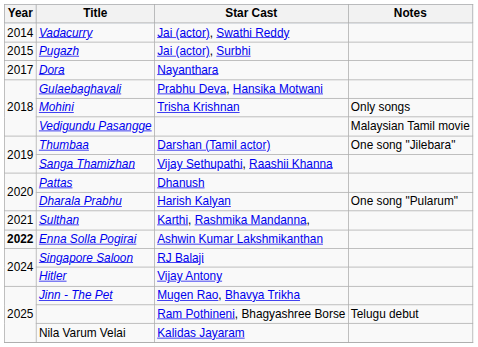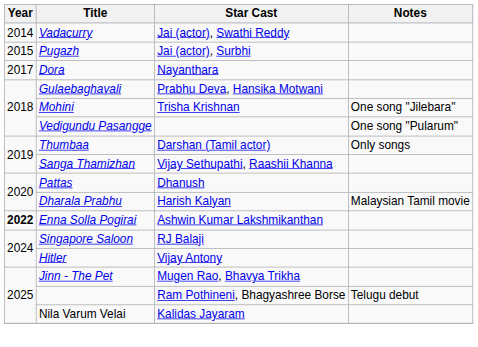(380, 107) Only songs -> (403, 107) One song "Jilebara"
(410, 126) Malaysian Tamil movie -> (404, 126) One song "Pularum"
(403, 145) One song "Jilebara" -> (380, 145) Only songs
(404, 201) One song "Pularum" -> (410, 201) Malaysian Tamil movie
- row: (59, 220)
